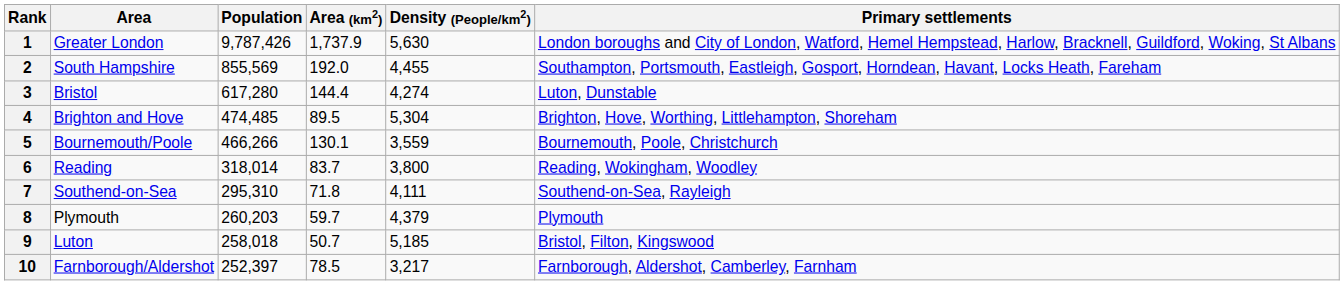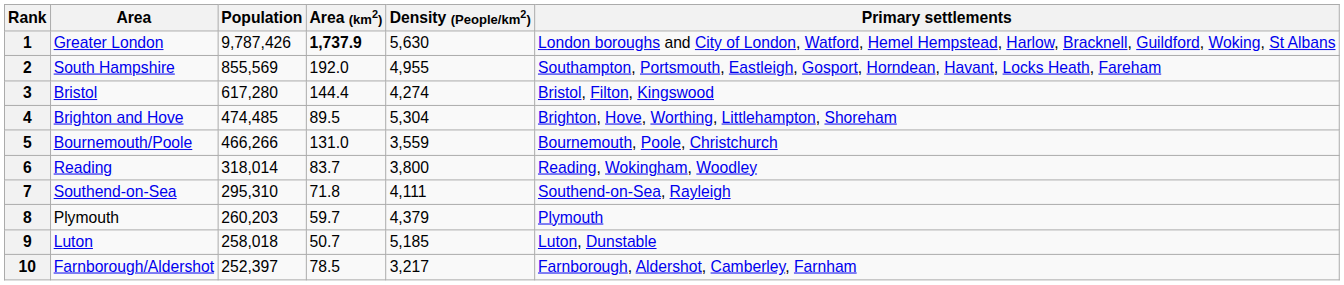(336, 43) normal -> (336, 43) bold
(409, 68) 4,455 -> (409, 68) 4,955
(597, 92) Luton, Dunstable -> (626, 92) Bristol, Filton, Kingswood
(329, 142) 130.1 -> (329, 142) 131.0
(626, 242) Bristol, Filton, Kingswood -> (597, 242) Luton, Dunstable
